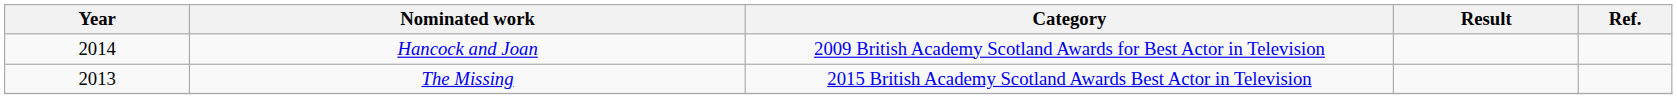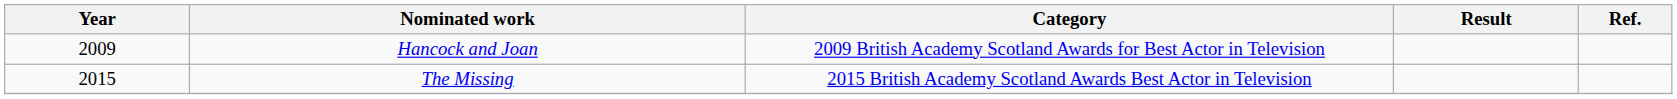(97, 49) 2014 -> (97, 49) 2009
(97, 78) 2013 -> (97, 78) 2015
